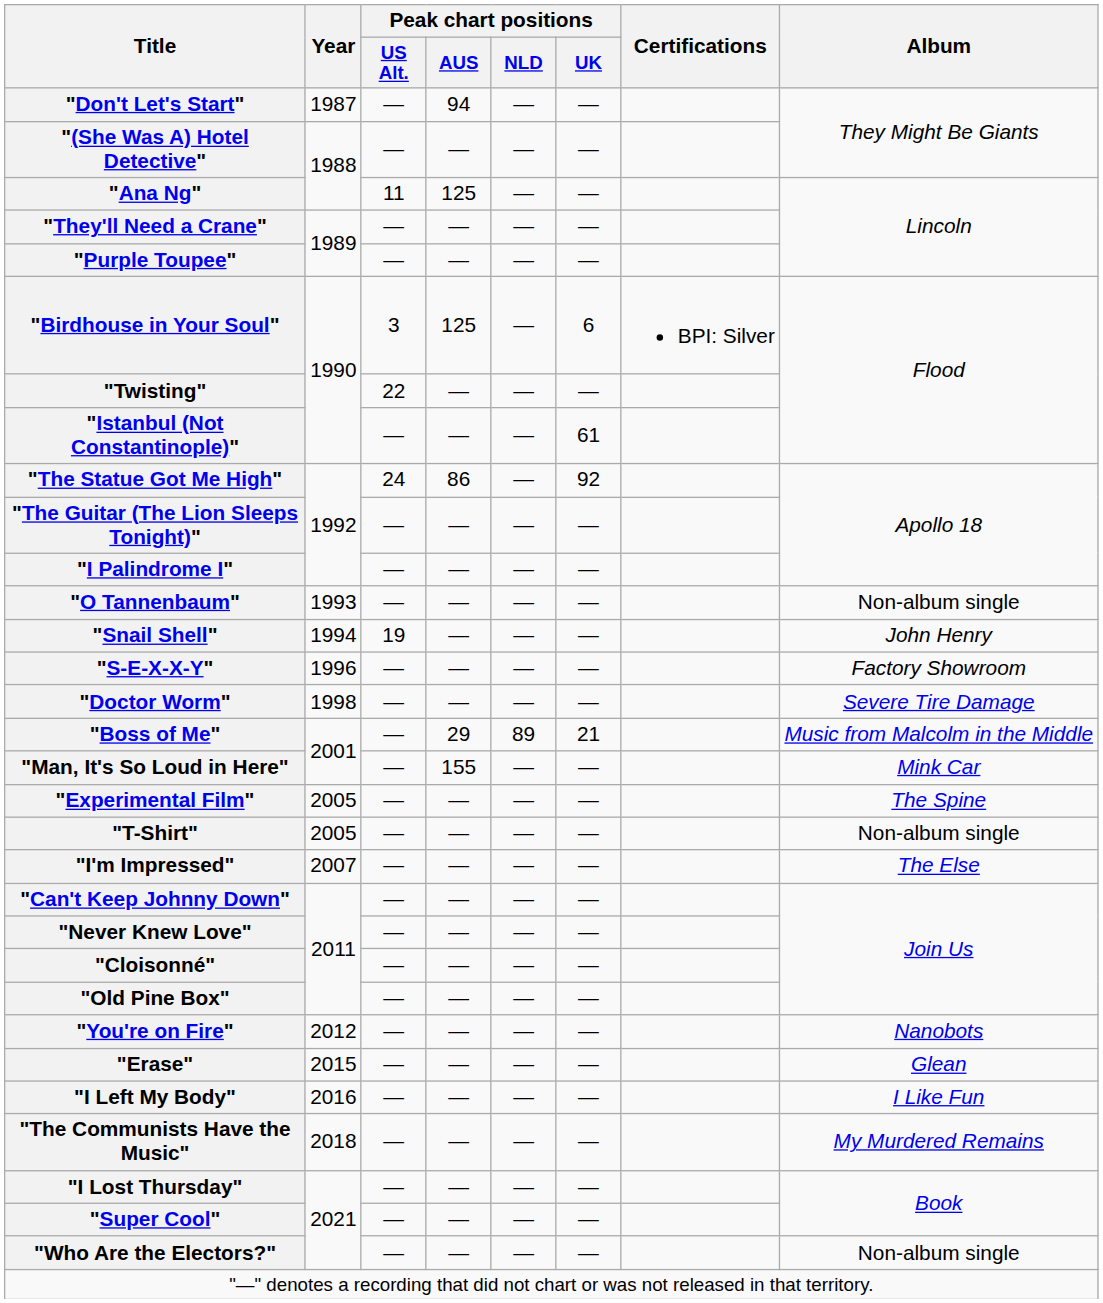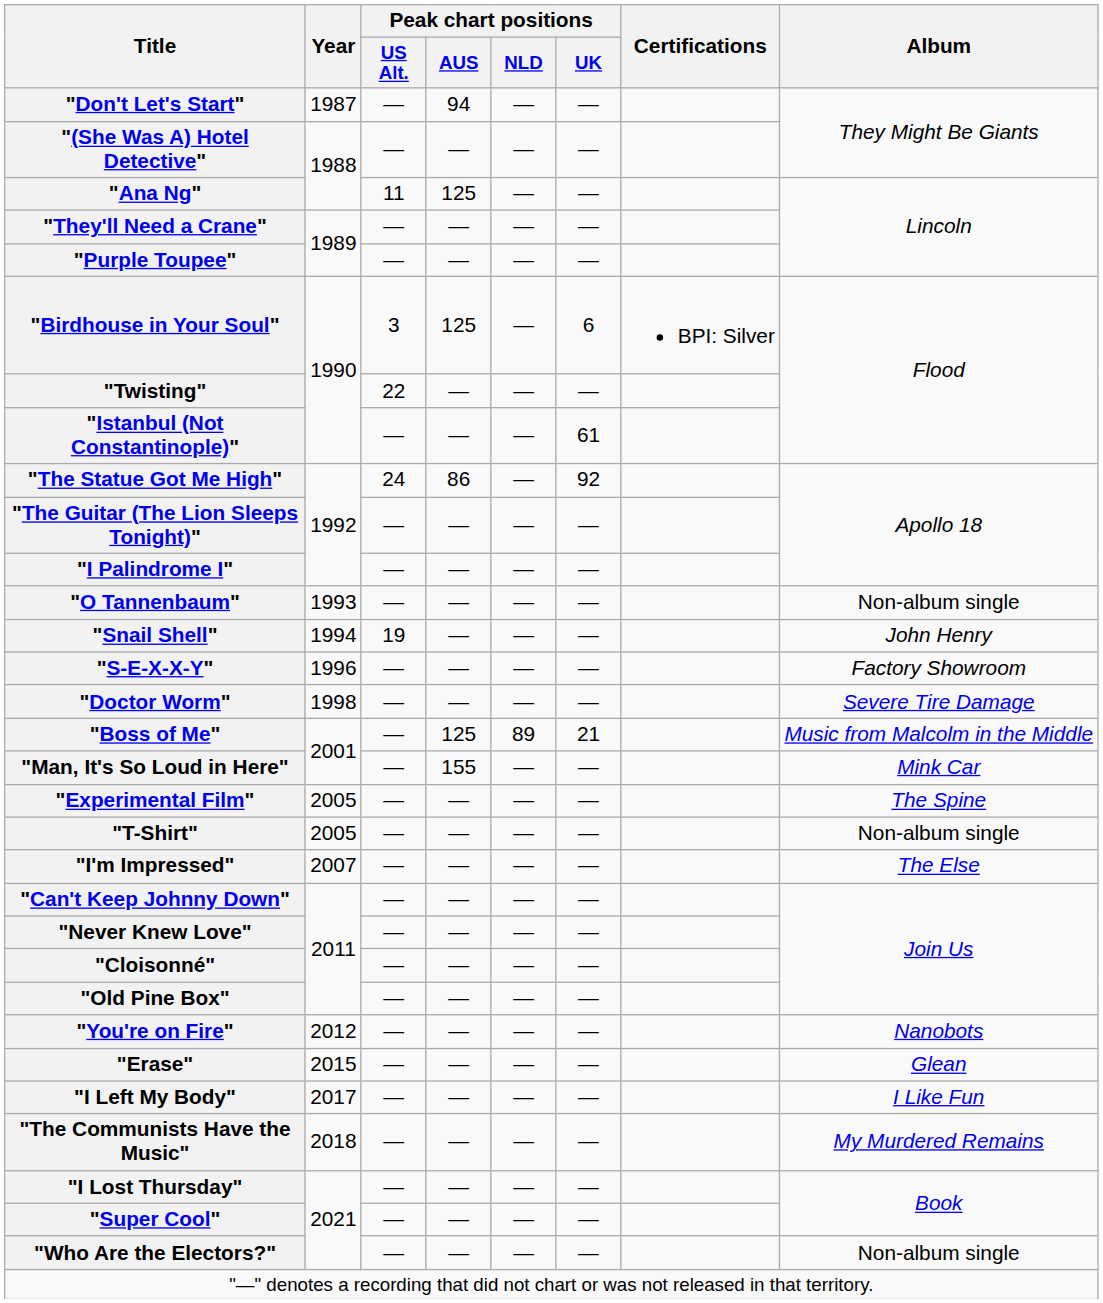(459, 734) 29 -> (459, 734) 125
(333, 1097) 2016 -> (333, 1097) 2017
